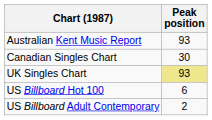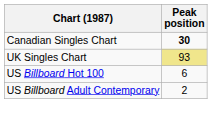- row: (74, 40)
(184, 57) normal -> (184, 40) bold
